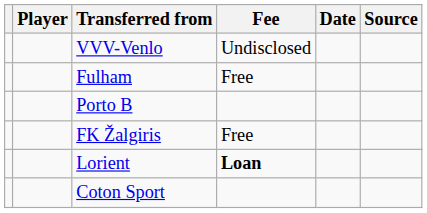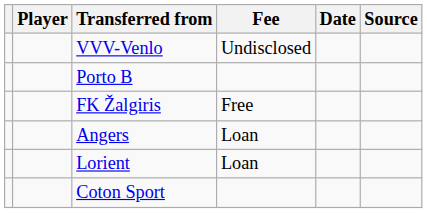- row: (104, 76)
+ row: (103, 134)
(241, 163) bold -> (240, 163) normal
